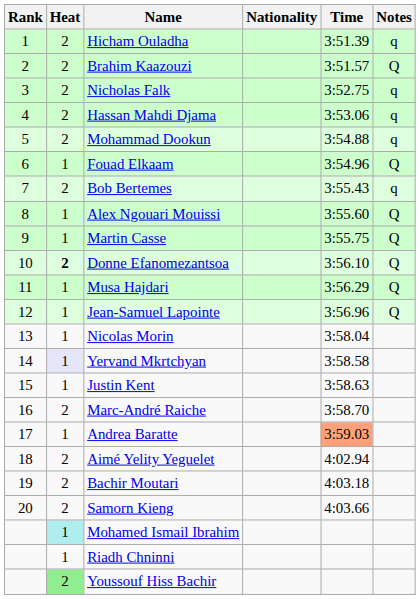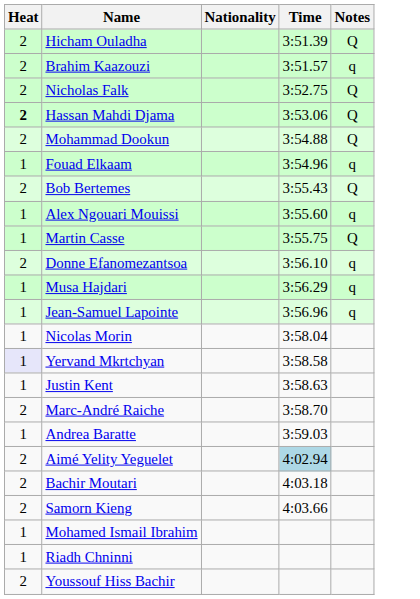- column: (25, 16)
(394, 41) q -> (352, 41) Q
(394, 66) Q -> (352, 66) q
(394, 90) q -> (352, 90) Q
(65, 115) normal -> (23, 115) bold
(394, 115) q -> (352, 115) Q
(394, 139) q -> (352, 139) Q
(394, 164) Q -> (352, 164) q
(394, 188) q -> (352, 188) Q
(394, 213) Q -> (352, 213) q
(65, 262) bold -> (23, 262) normal
(394, 262) Q -> (352, 262) q
(394, 287) Q -> (352, 287) q
(394, 311) Q -> (352, 311) q
(347, 434) lightsalmon background -> (305, 434) no background
(347, 459) no background -> (305, 459) lightblue background
(65, 532) paleturquoise background -> (23, 532) no background
(65, 581) lightgreen background -> (23, 581) no background
